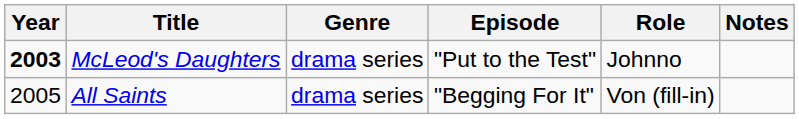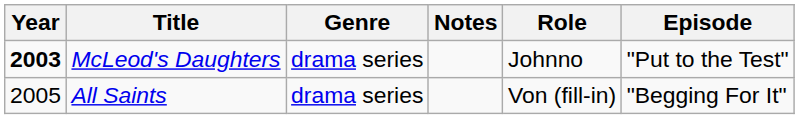columns swapped: (515, 22) <-> (757, 22)
